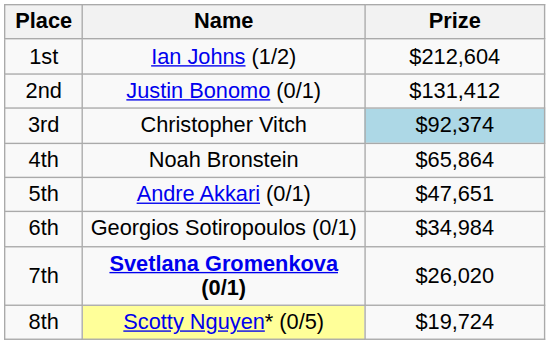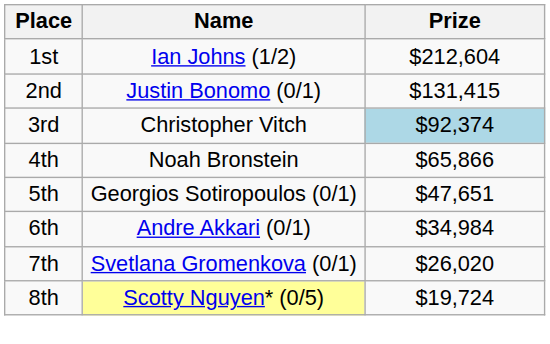(455, 90) $131,412 -> (455, 90) $131,415
(455, 159) $65,864 -> (455, 159) $65,866
(224, 194) Andre Akkari (0/1) -> (224, 194) Georgios Sotiropoulos (0/1)
(224, 228) Georgios Sotiropoulos (0/1) -> (224, 228) Andre Akkari (0/1)
(224, 275) bold -> (224, 263) normal
